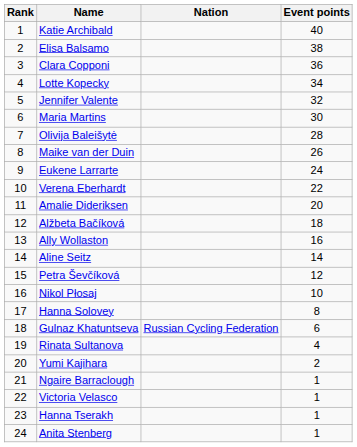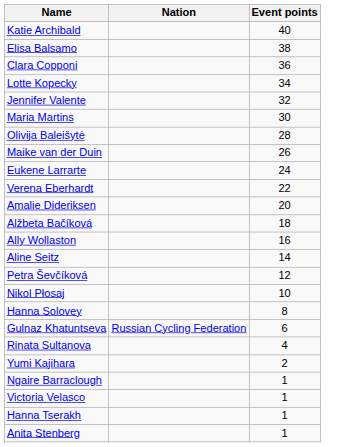- column: (20, 13)
